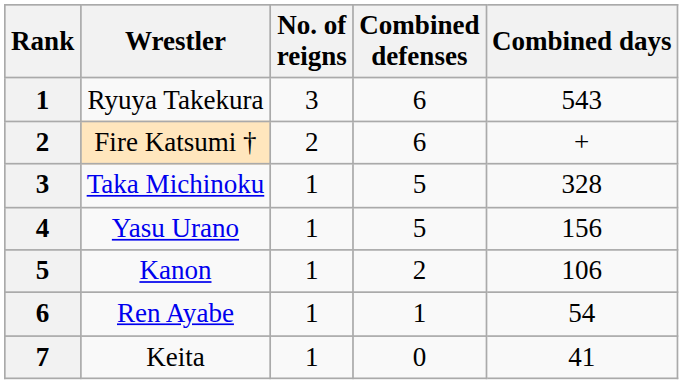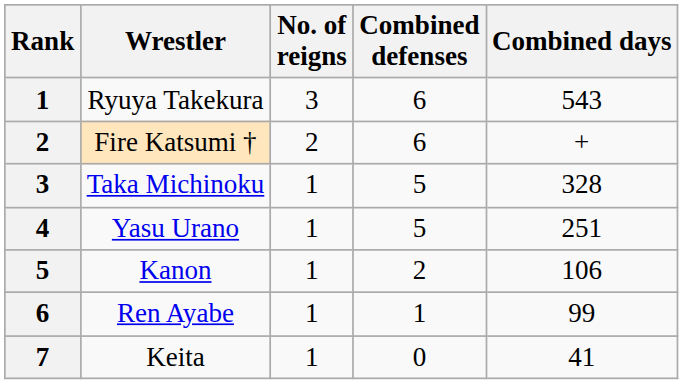(582, 227) 156 -> (582, 227) 251
(582, 313) 54 -> (582, 313) 99
